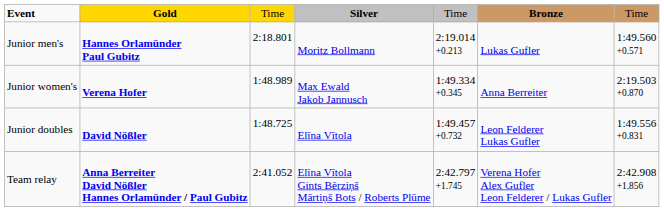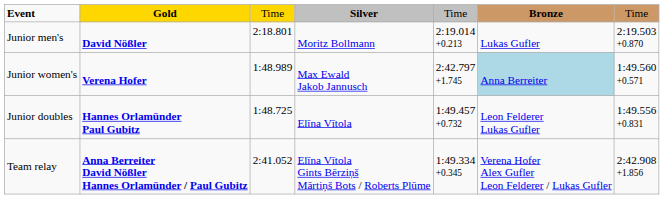(132, 50) Hannes Orlamünder Paul Gubitz -> (114, 43) David Nößler
(637, 43) 1:49.560 +0.571 -> (637, 37) 2:19.503 +0.870
(456, 86) 1:49.334 +0.345 -> (456, 74) 2:42.797 +1.745
(514, 93) no background -> (514, 80) lightblue background
(637, 86) 2:19.503 +0.870 -> (637, 74) 1:49.560 +0.571
(114, 135) David Nößler -> (132, 123) Hannes Orlamünder Paul Gubitz
(456, 178) 2:42.797 +1.745 -> (456, 166) 1:49.334 +0.345
